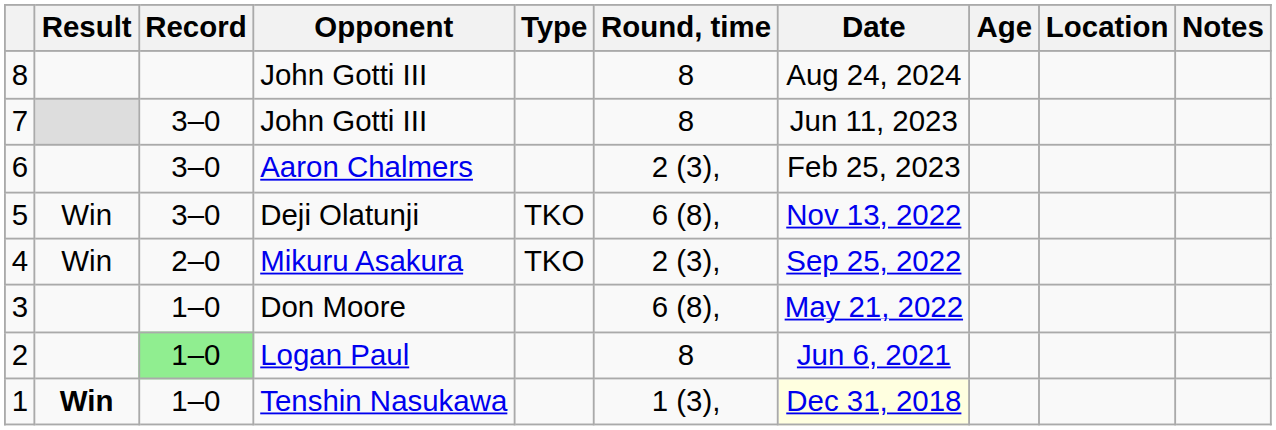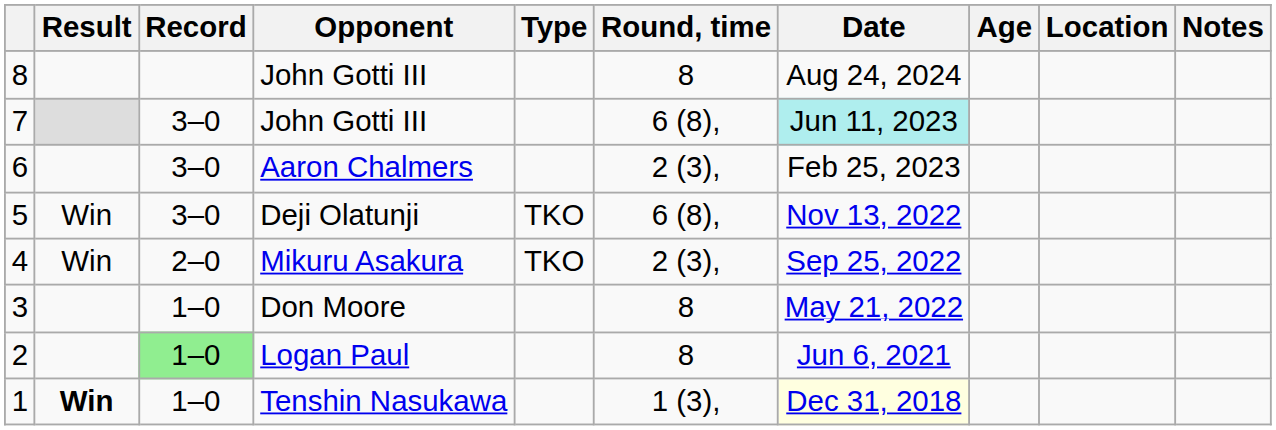(686, 121) 8 -> (686, 121) 6 (8),
(874, 121) no background -> (874, 121) paleturquoise background
(686, 307) 6 (8), -> (686, 307) 8
